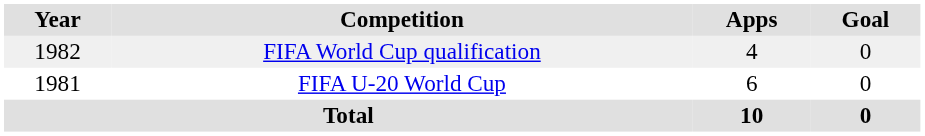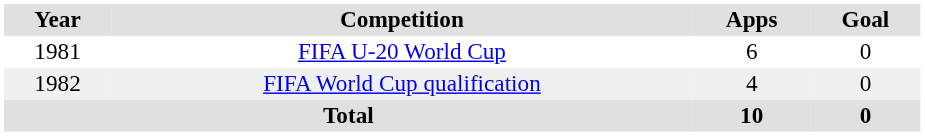rows swapped: (402, 83) <-> (402, 51)
